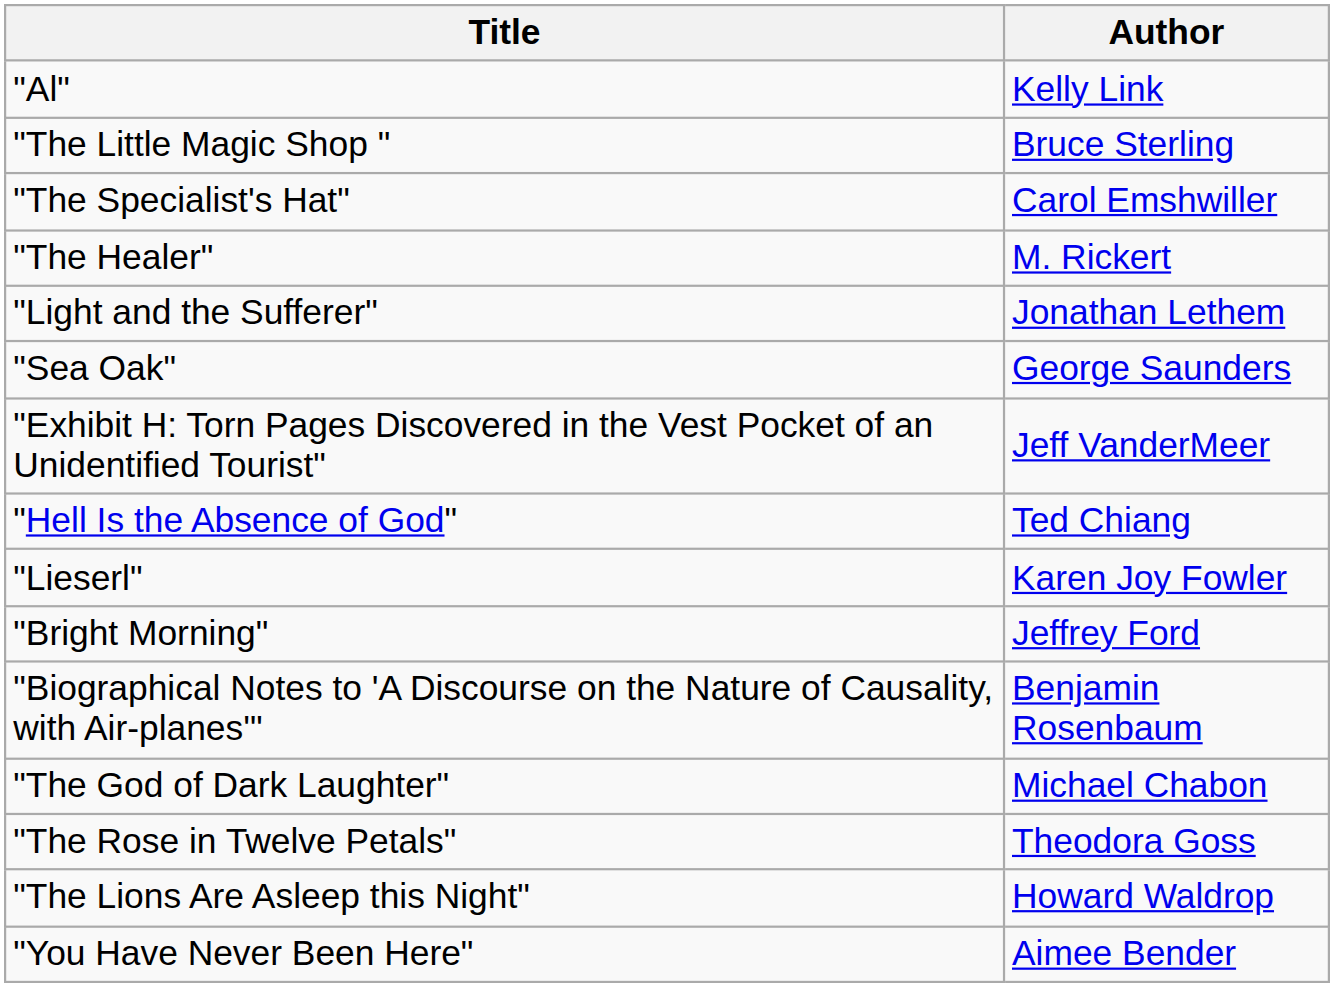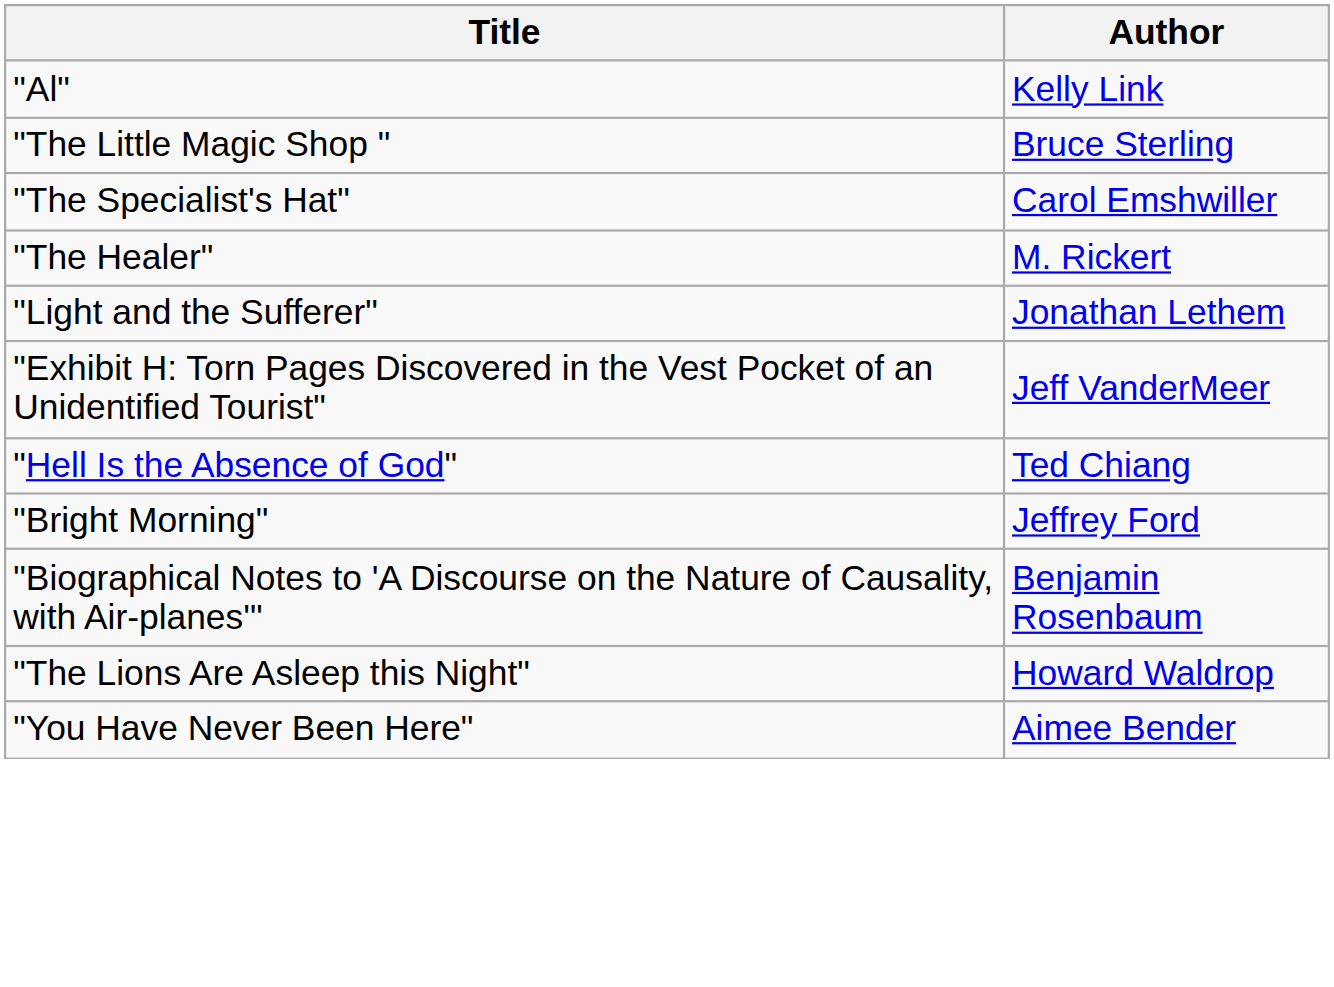- row: (95, 369)
- row: (78, 577)
- row: (231, 785)
- row: (235, 841)
